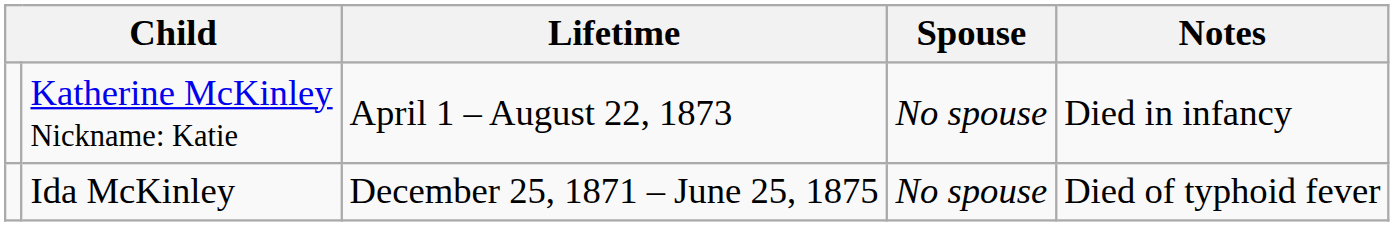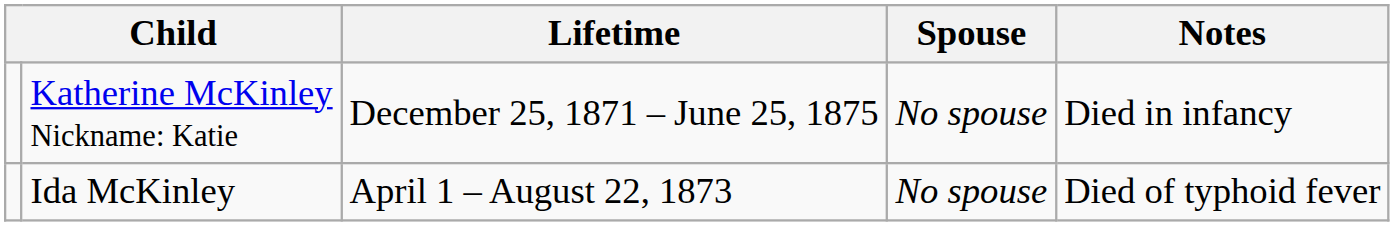(541, 112) April 1 – August 22, 1873 -> (614, 112) December 25, 1871 – June 25, 1875
(614, 190) December 25, 1871 – June 25, 1875 -> (541, 190) April 1 – August 22, 1873
